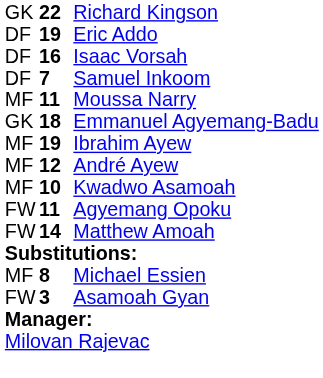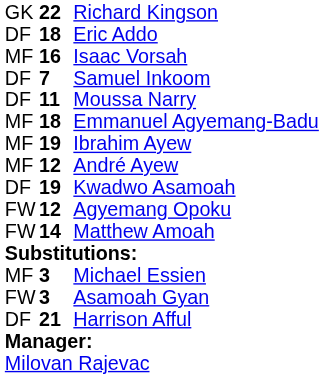(50, 34) 19 -> (50, 34) 18
(18, 56) DF -> (19, 56) MF
(19, 100) MF -> (18, 100) DF
(19, 122) GK -> (19, 122) MF
(19, 187) MF -> (18, 187) DF
(50, 187) 10 -> (50, 187) 19
(50, 209) 11 -> (50, 209) 12
(45, 275) 8 -> (45, 275) 3
+ row: (132, 319)
